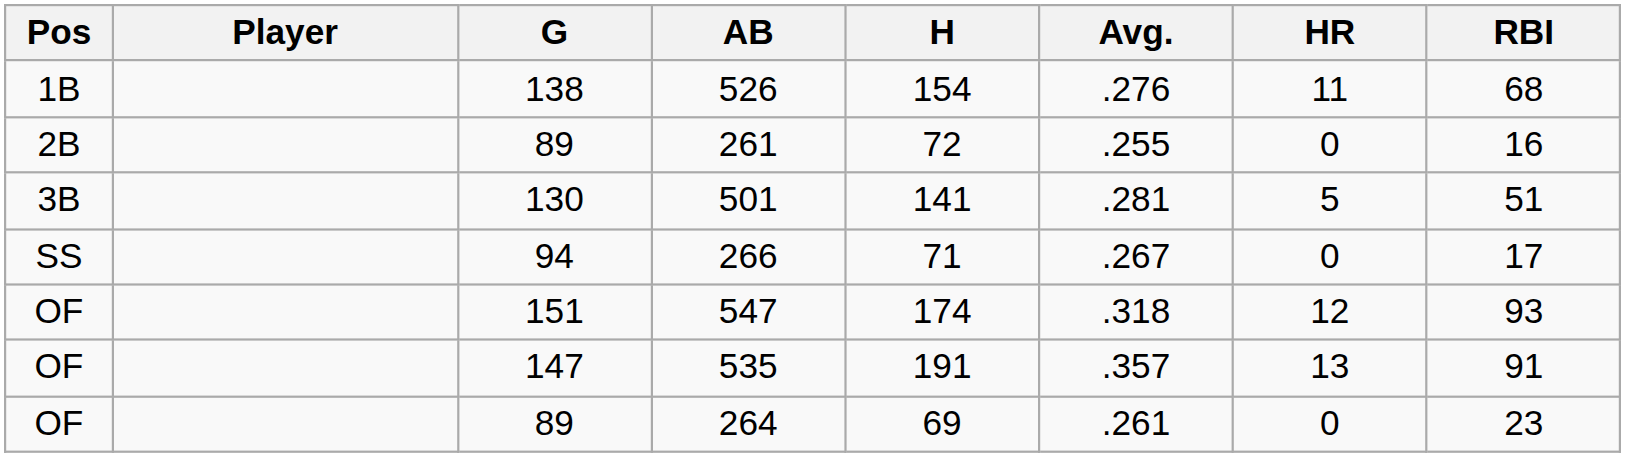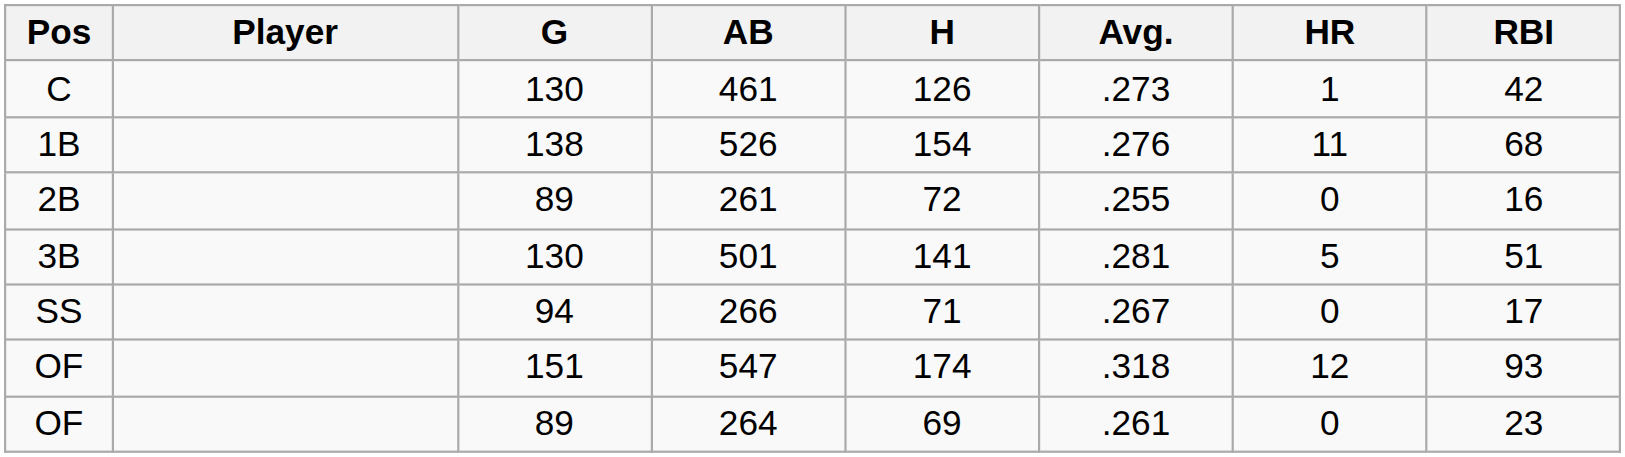+ row: (748, 88)
- row: (748, 367)
